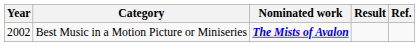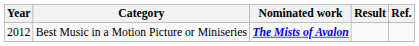(19, 32) 2002 -> (19, 32) 2012
